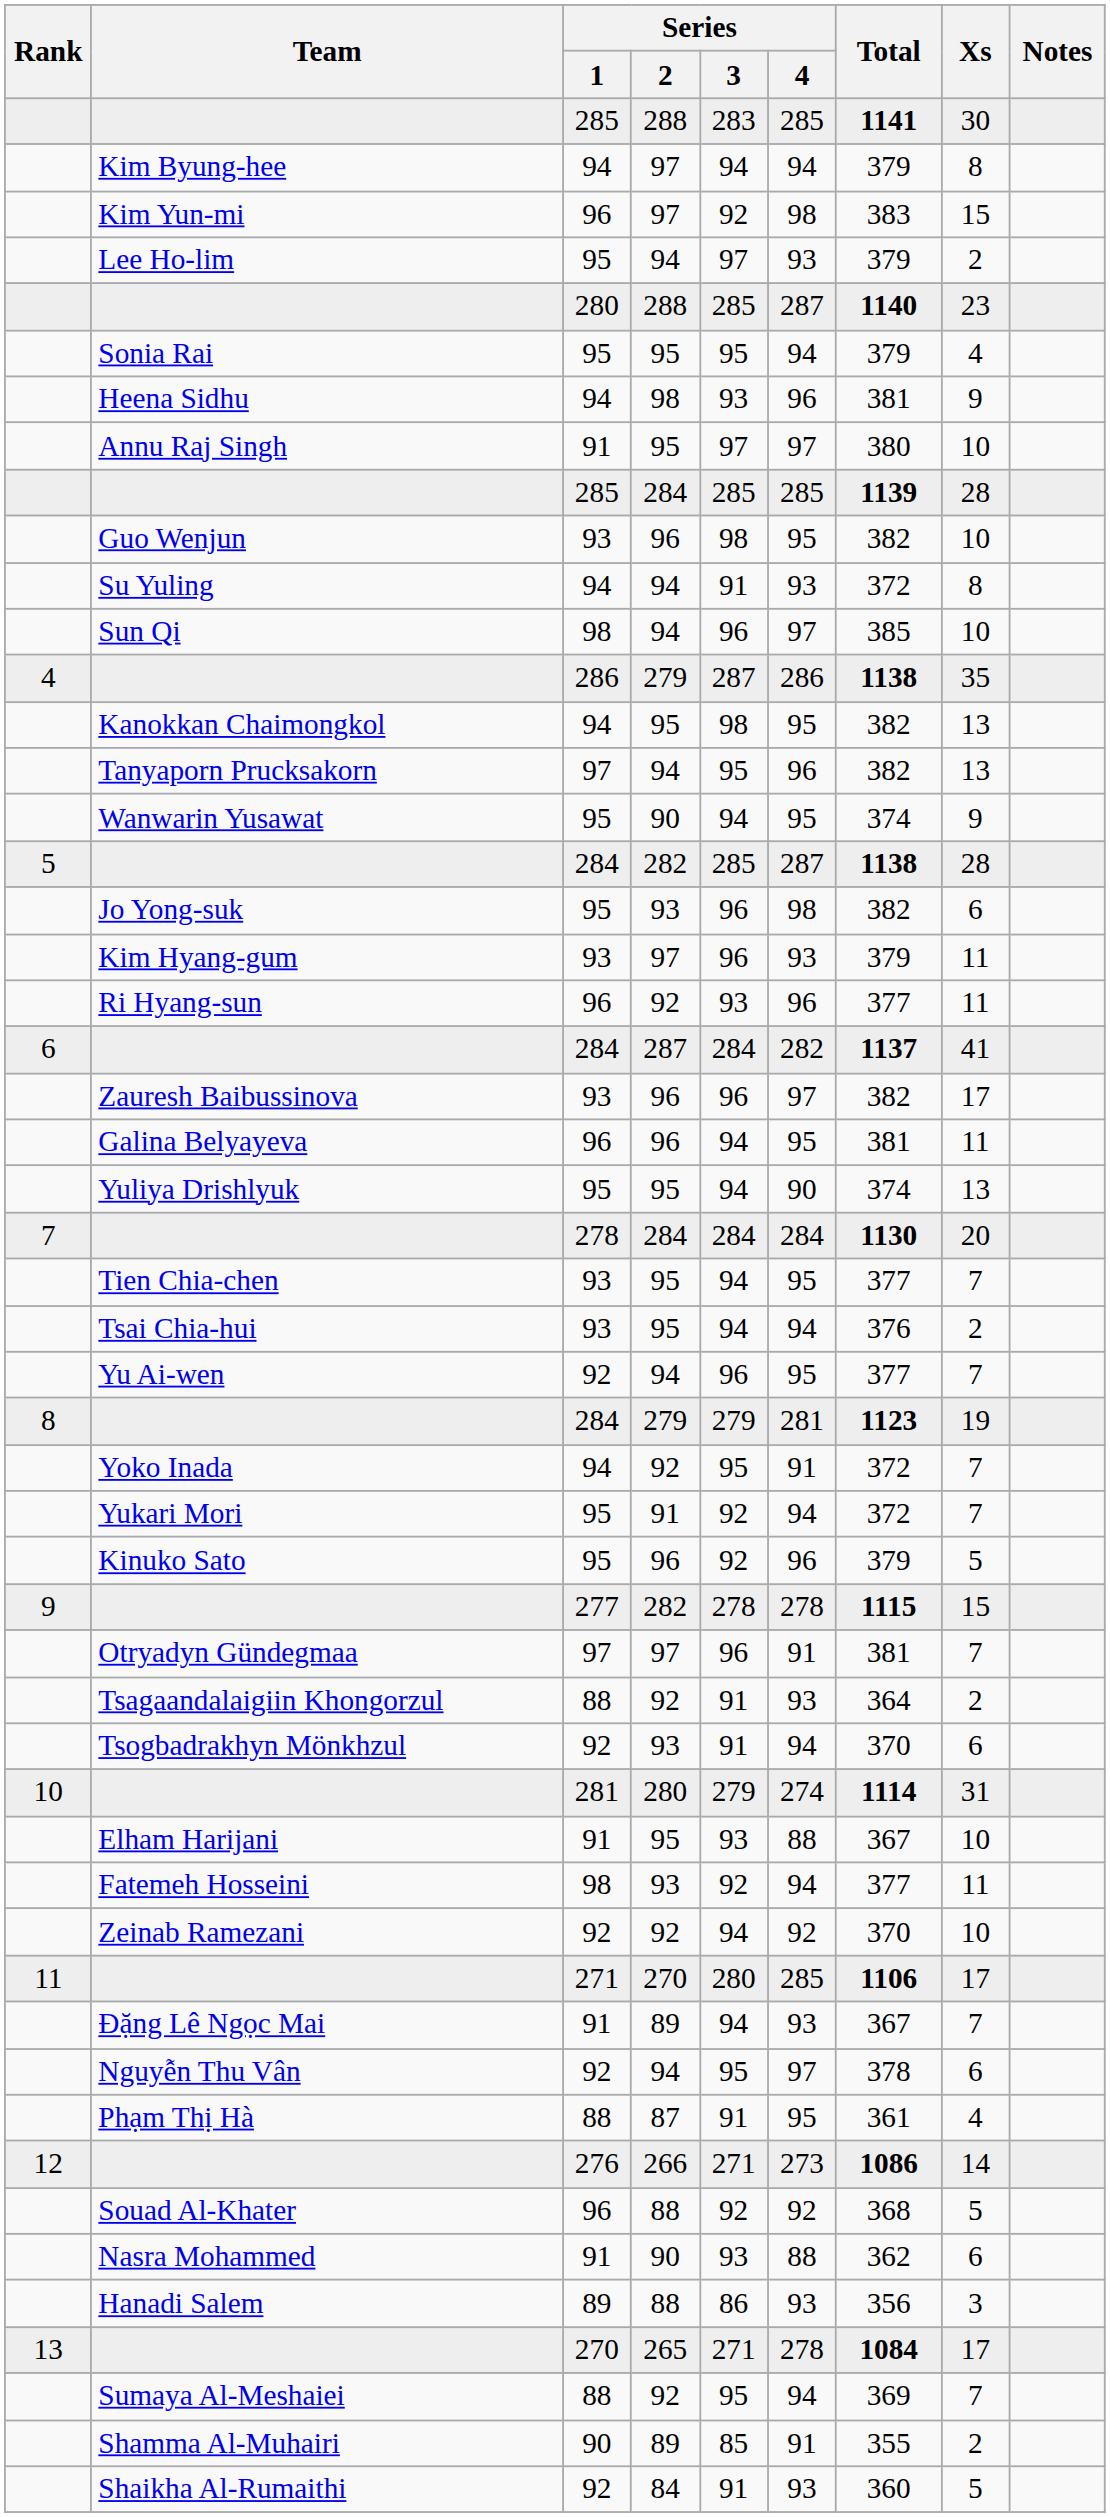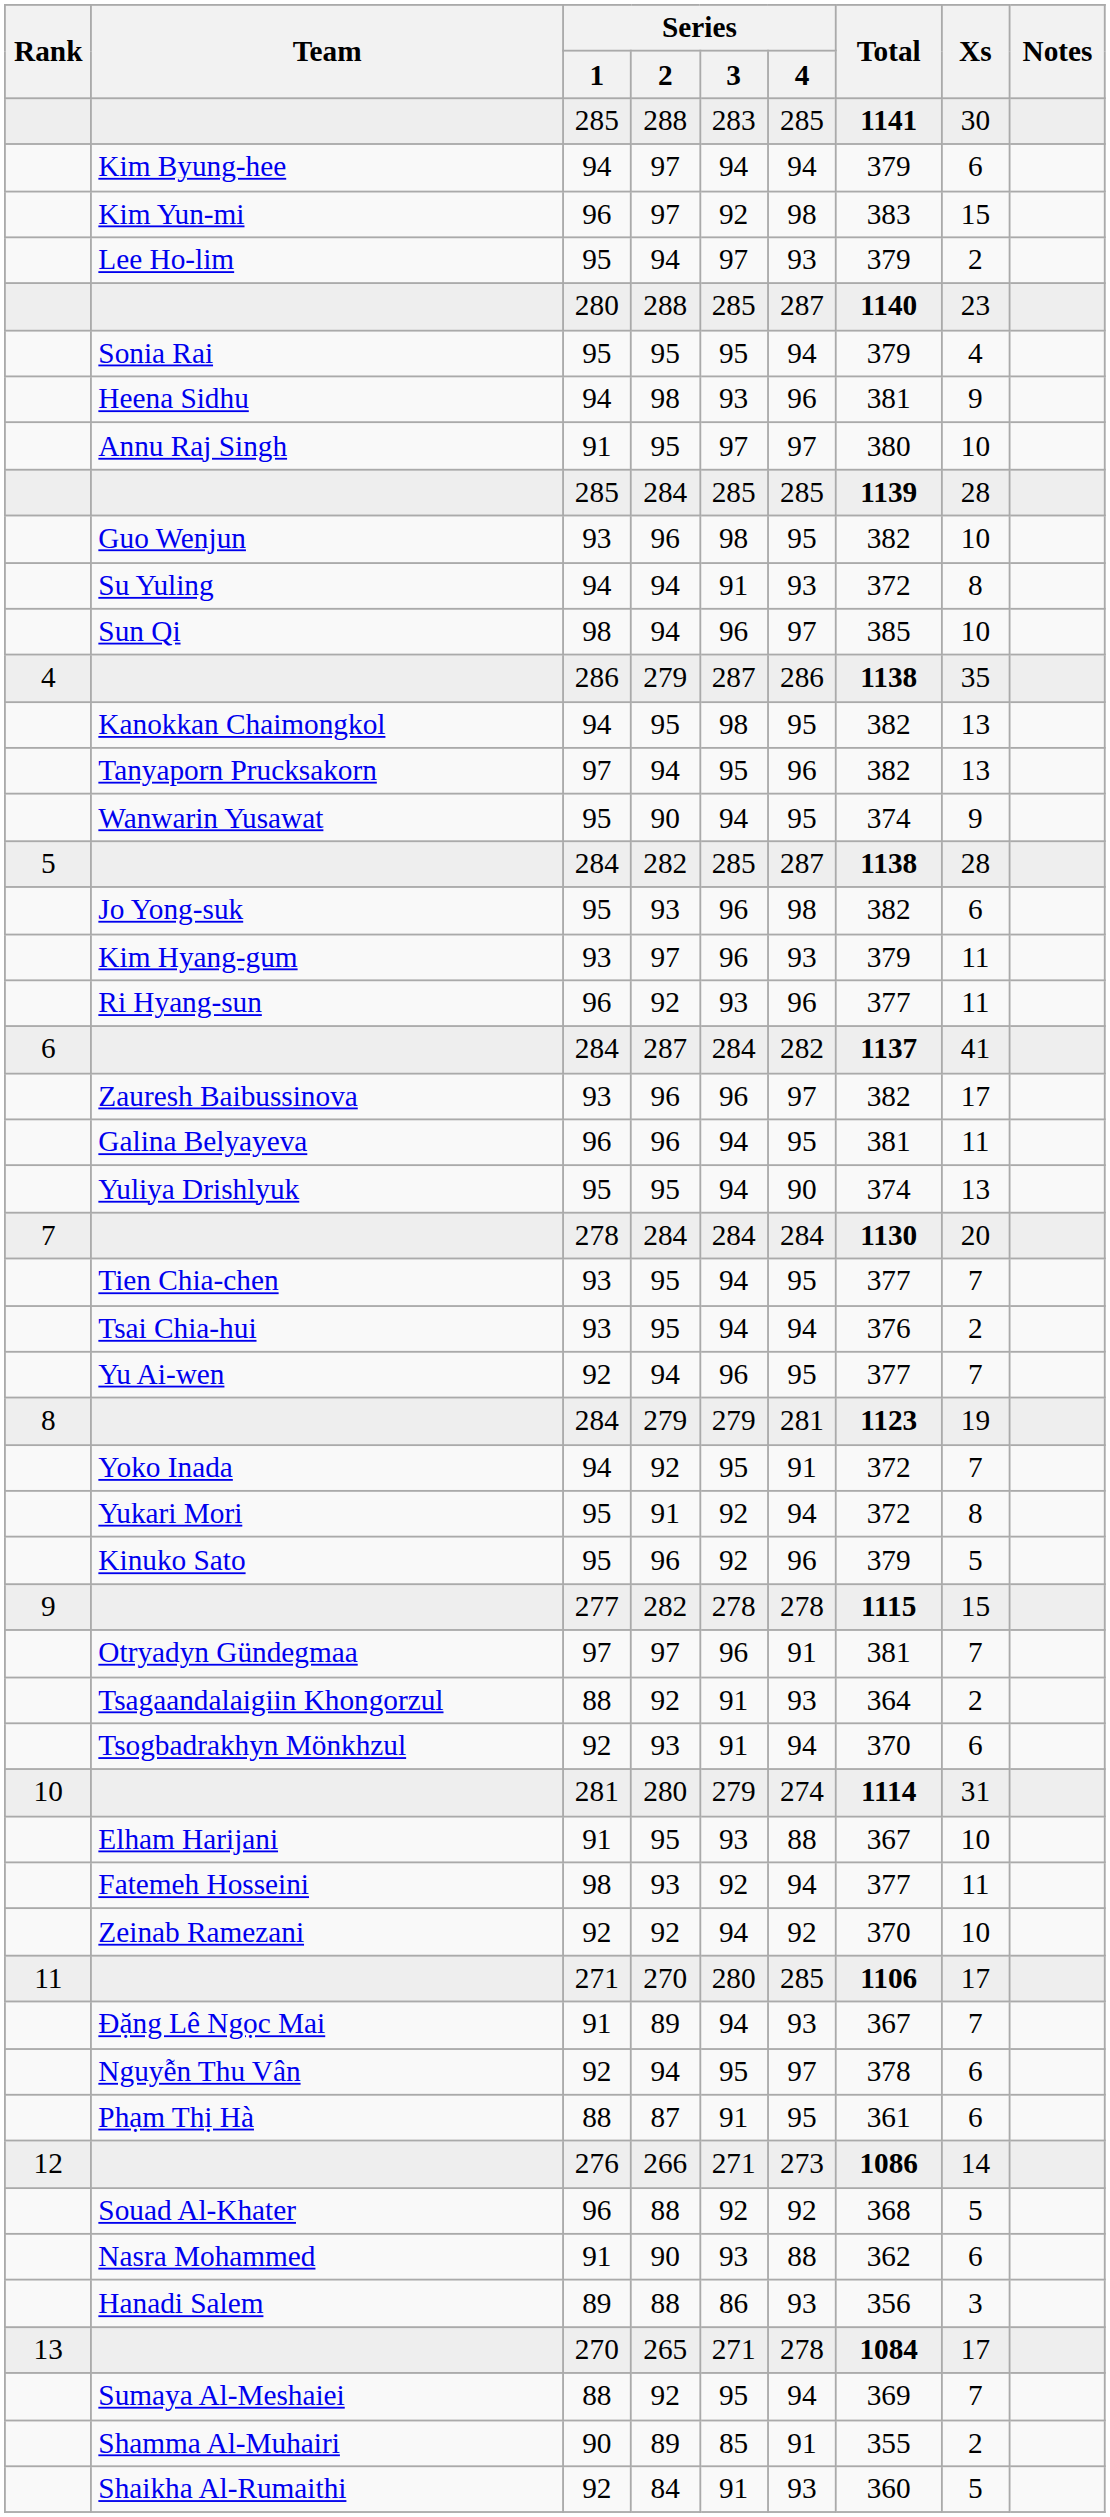(975, 167) 8 -> (975, 167) 6
(975, 1513) 7 -> (975, 1513) 8
(975, 2117) 4 -> (975, 2117) 6
